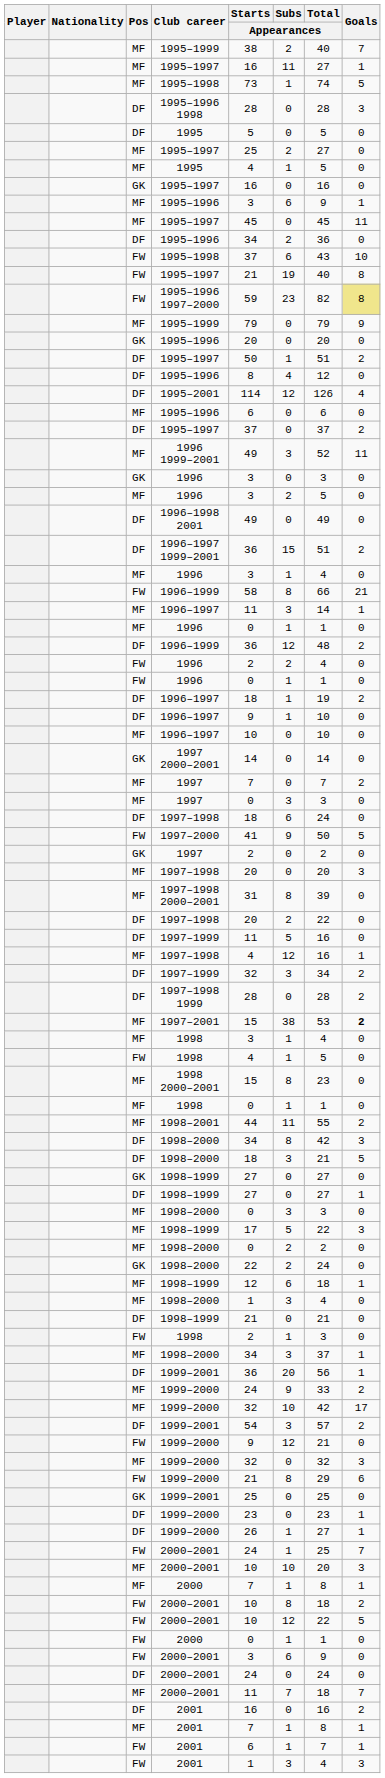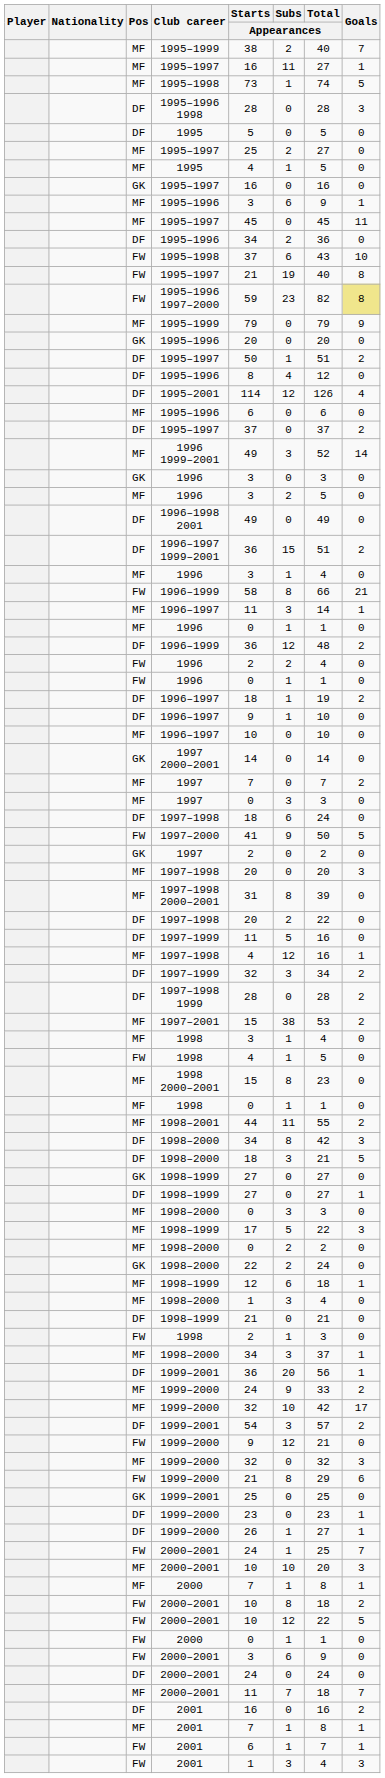(361, 454) 11 -> (361, 454) 14
(361, 1022) bold -> (361, 1022) normal
